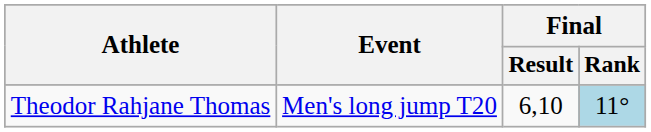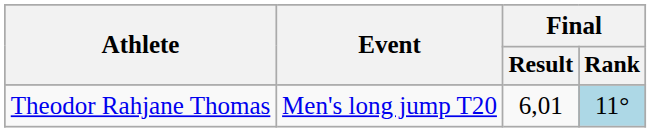(541, 105) 6,10 -> (541, 105) 6,01
